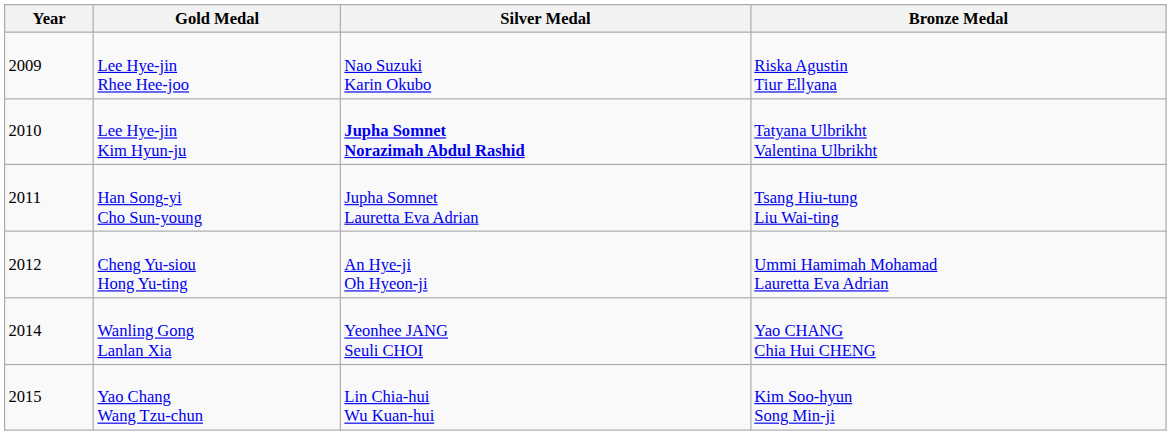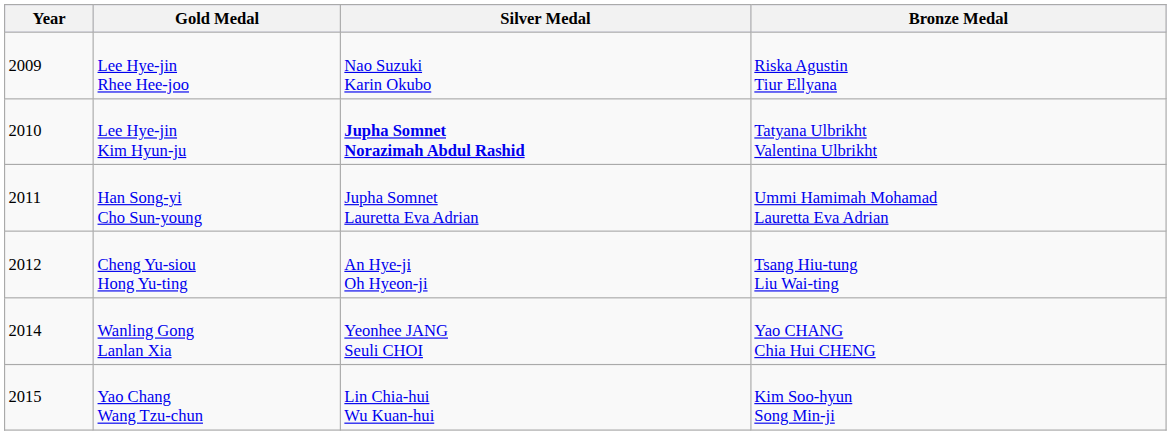(806, 208) Tsang Hiu-tung Liu Wai-ting -> (846, 208) Ummi Hamimah Mohamad Lauretta Eva Adrian
(846, 274) Ummi Hamimah Mohamad Lauretta Eva Adrian -> (806, 274) Tsang Hiu-tung Liu Wai-ting
